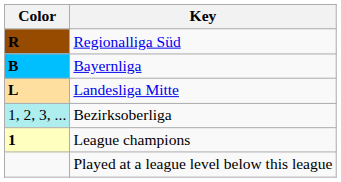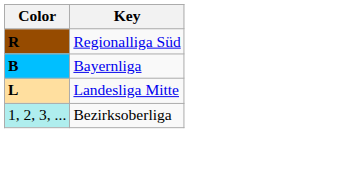- row: (132, 139)
- row: (203, 164)
